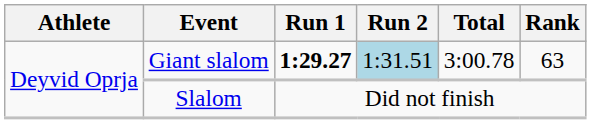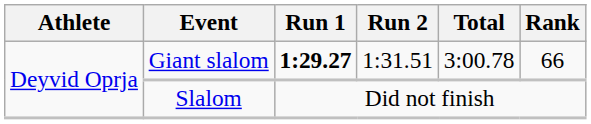(398, 60) lightblue background -> (398, 60) no background
(553, 60) 63 -> (553, 60) 66
